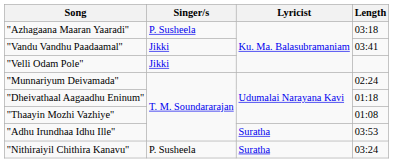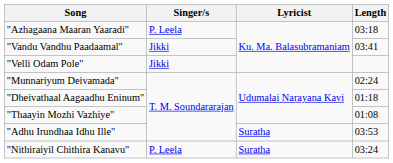(172, 30) P. Susheela -> (165, 30) P. Leela
(172, 149) P. Susheela -> (165, 149) P. Leela
